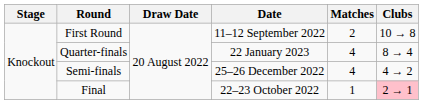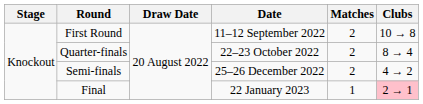(270, 52) 22 January 2023 -> (270, 52) 22–23 October 2022
(352, 52) 4 -> (352, 52) 2
(352, 71) 4 -> (352, 71) 2
(270, 90) 22–23 October 2022 -> (270, 90) 22 January 2023
